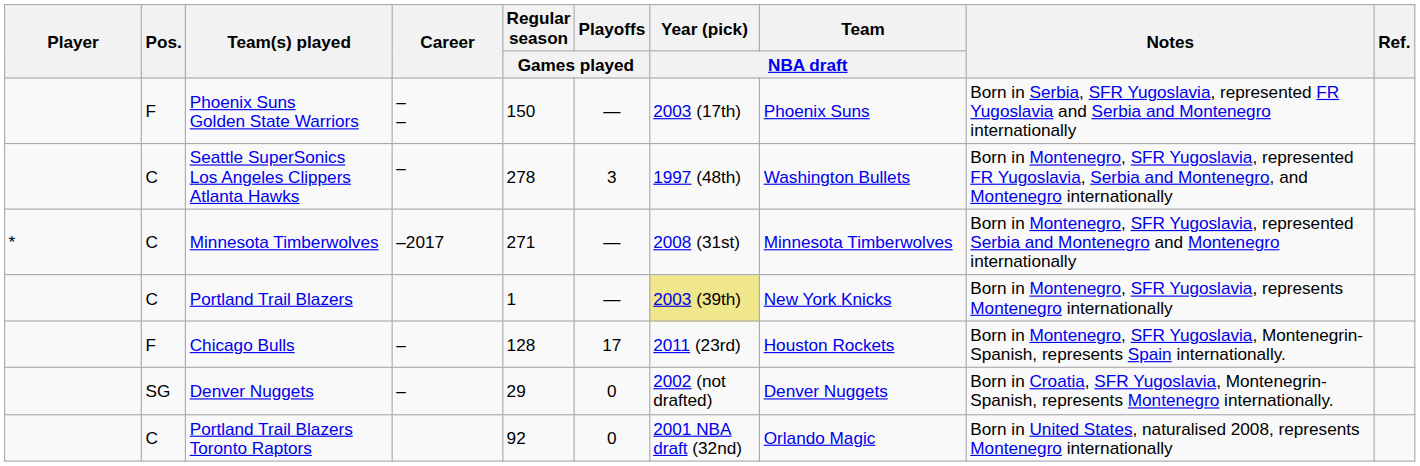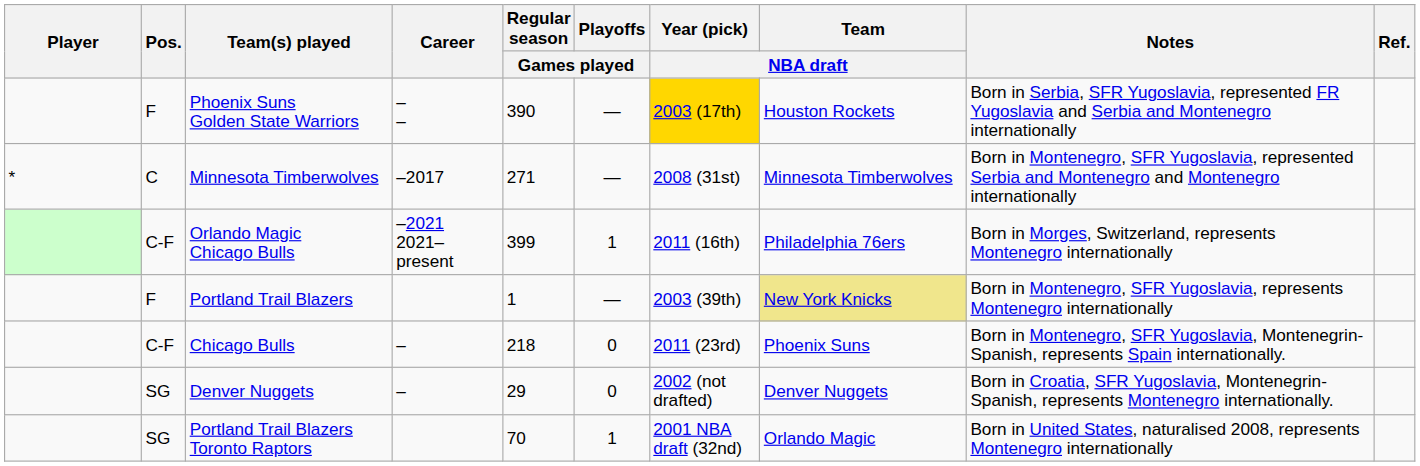(521, 111) 150 -> (521, 111) 390
(697, 111) no background -> (697, 111) gold background
(817, 111) Phoenix Suns -> (829, 111) Houston Rockets
- row: (270, 177)
+ row: (246, 242)
(152, 298) C -> (151, 298) F
(697, 298) khaki background -> (697, 298) no background
(828, 298) no background -> (828, 298) khaki background
(151, 345) F -> (160, 345) C-F
(521, 345) 128 -> (521, 345) 218
(612, 345) 17 -> (612, 345) 0
(829, 345) Houston Rockets -> (817, 345) Phoenix Suns
(152, 438) C -> (158, 438) SG
(516, 438) 92 -> (516, 438) 70
(612, 438) 0 -> (612, 438) 1
